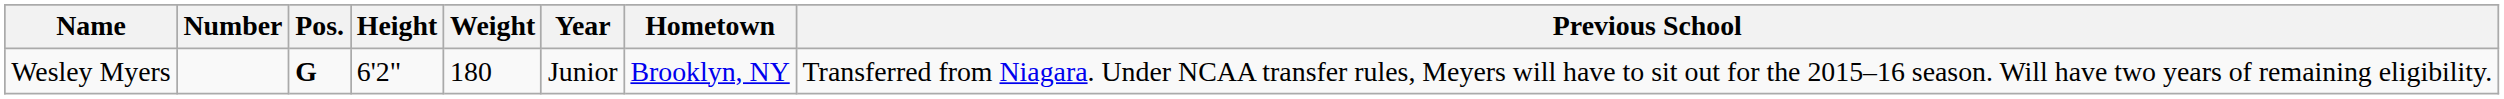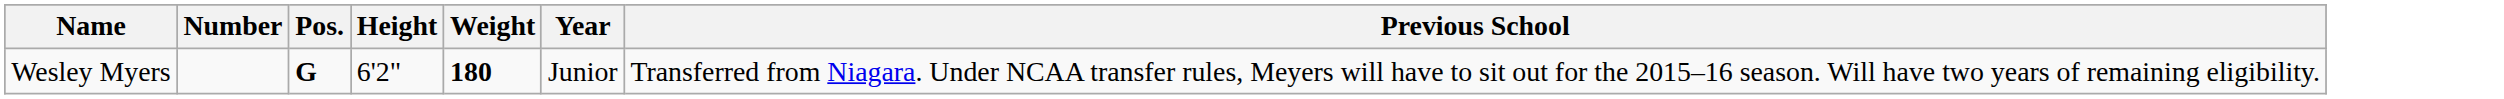- column: (710, 26)
(471, 70) normal -> (471, 70) bold
